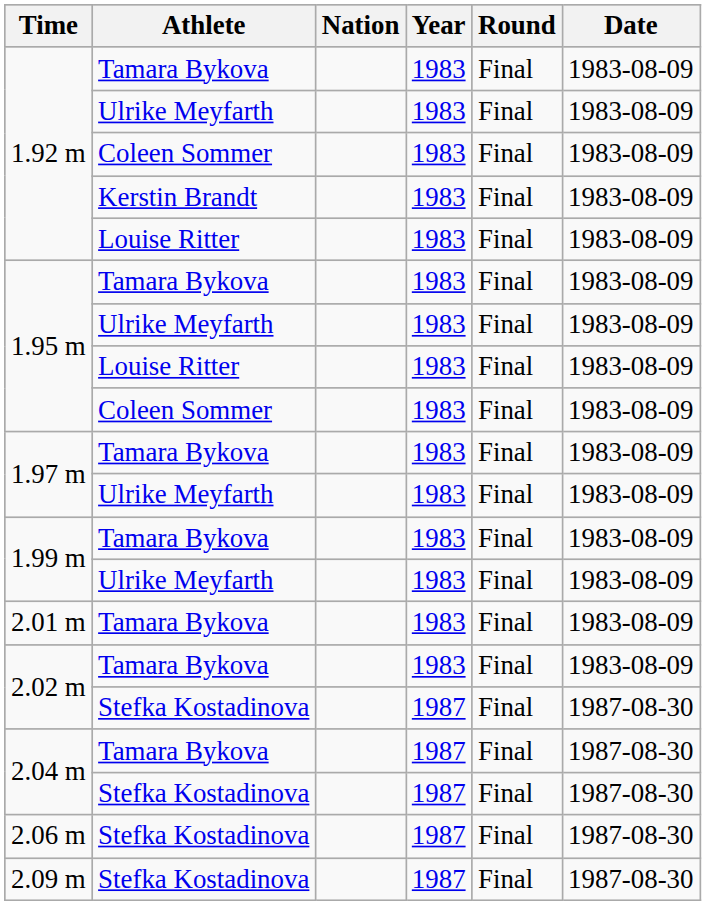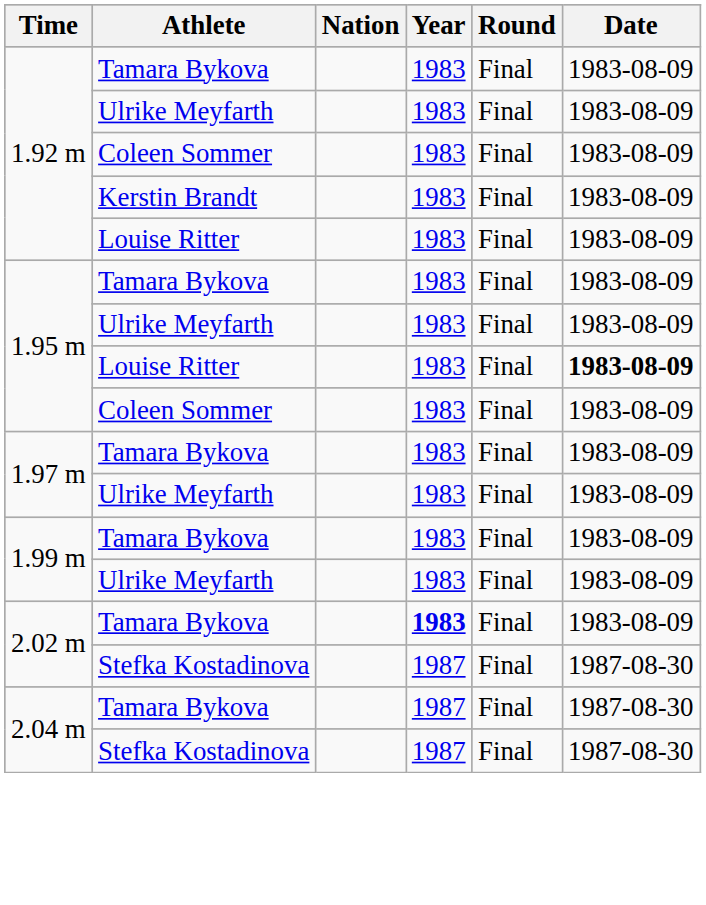(631, 366) normal -> (631, 366) bold
- row: (48, 622)
(439, 665) normal -> (439, 622) bold
- row: (48, 835)
- row: (48, 878)
